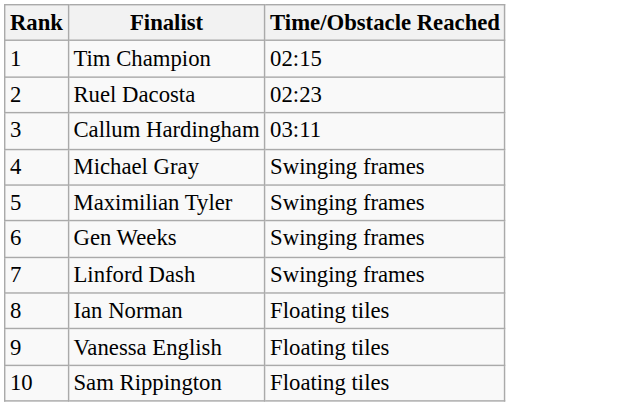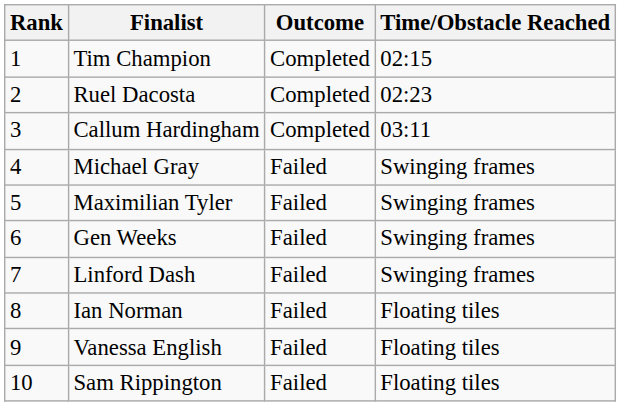+ column: (320, 22)
